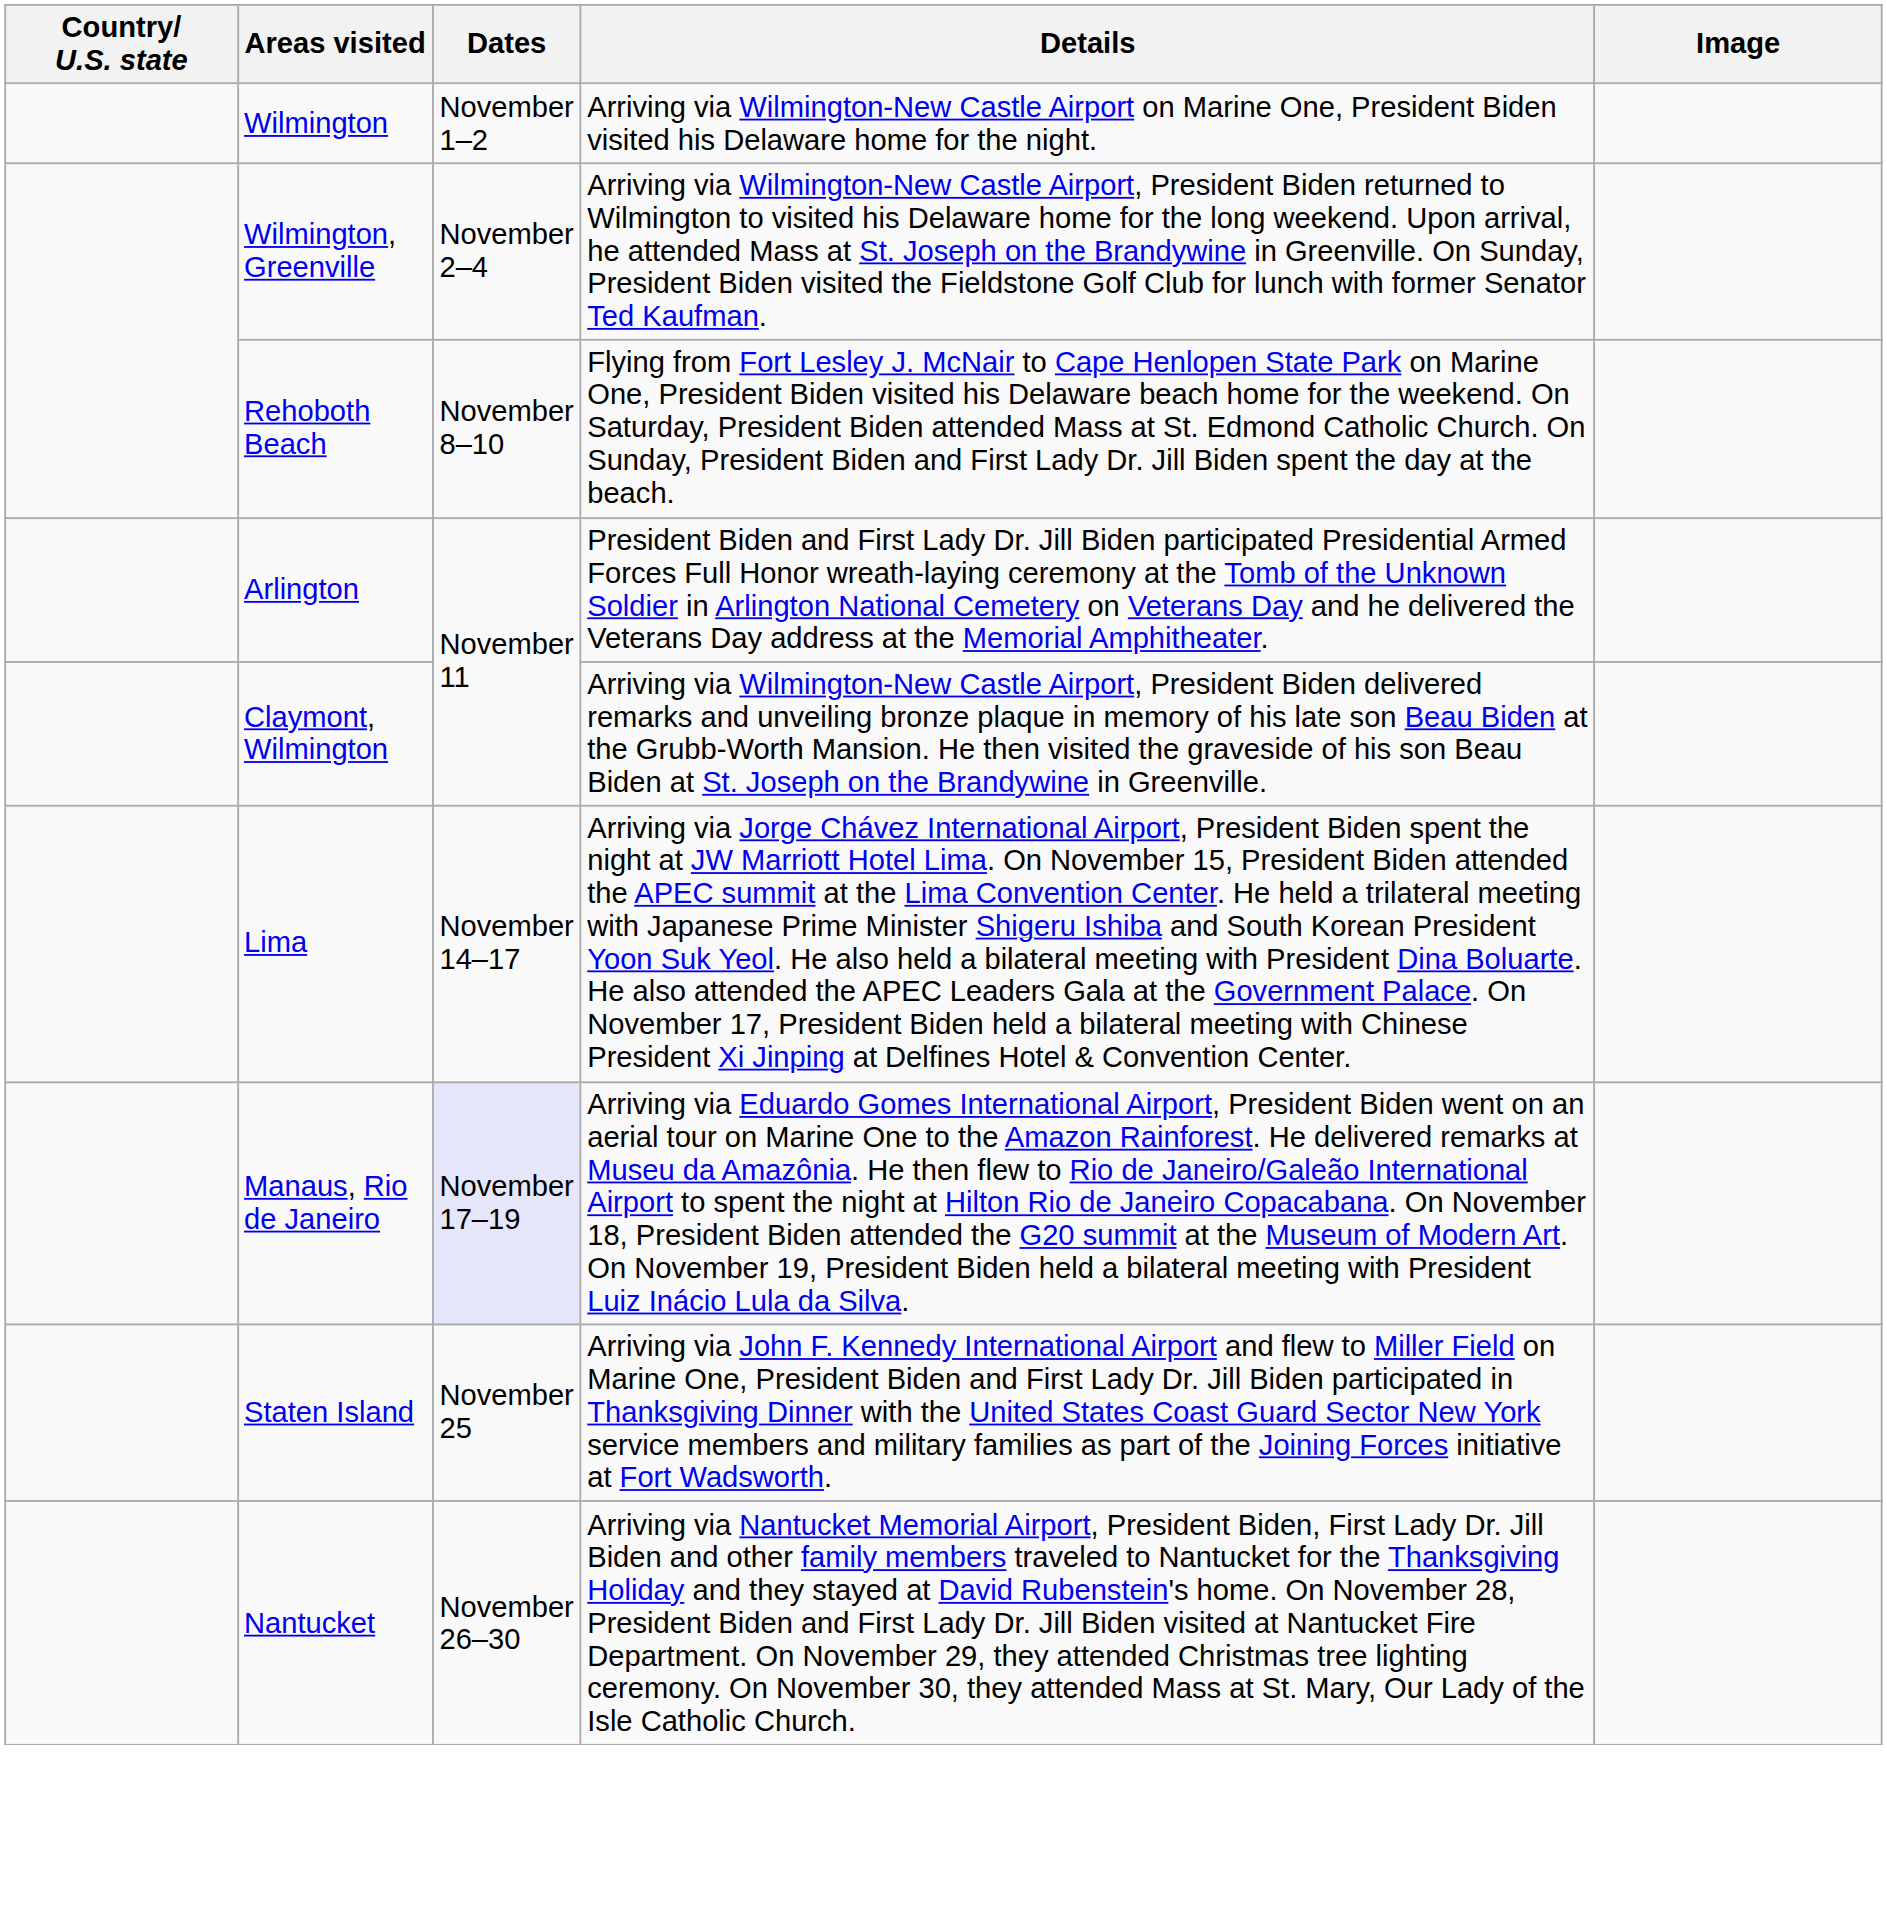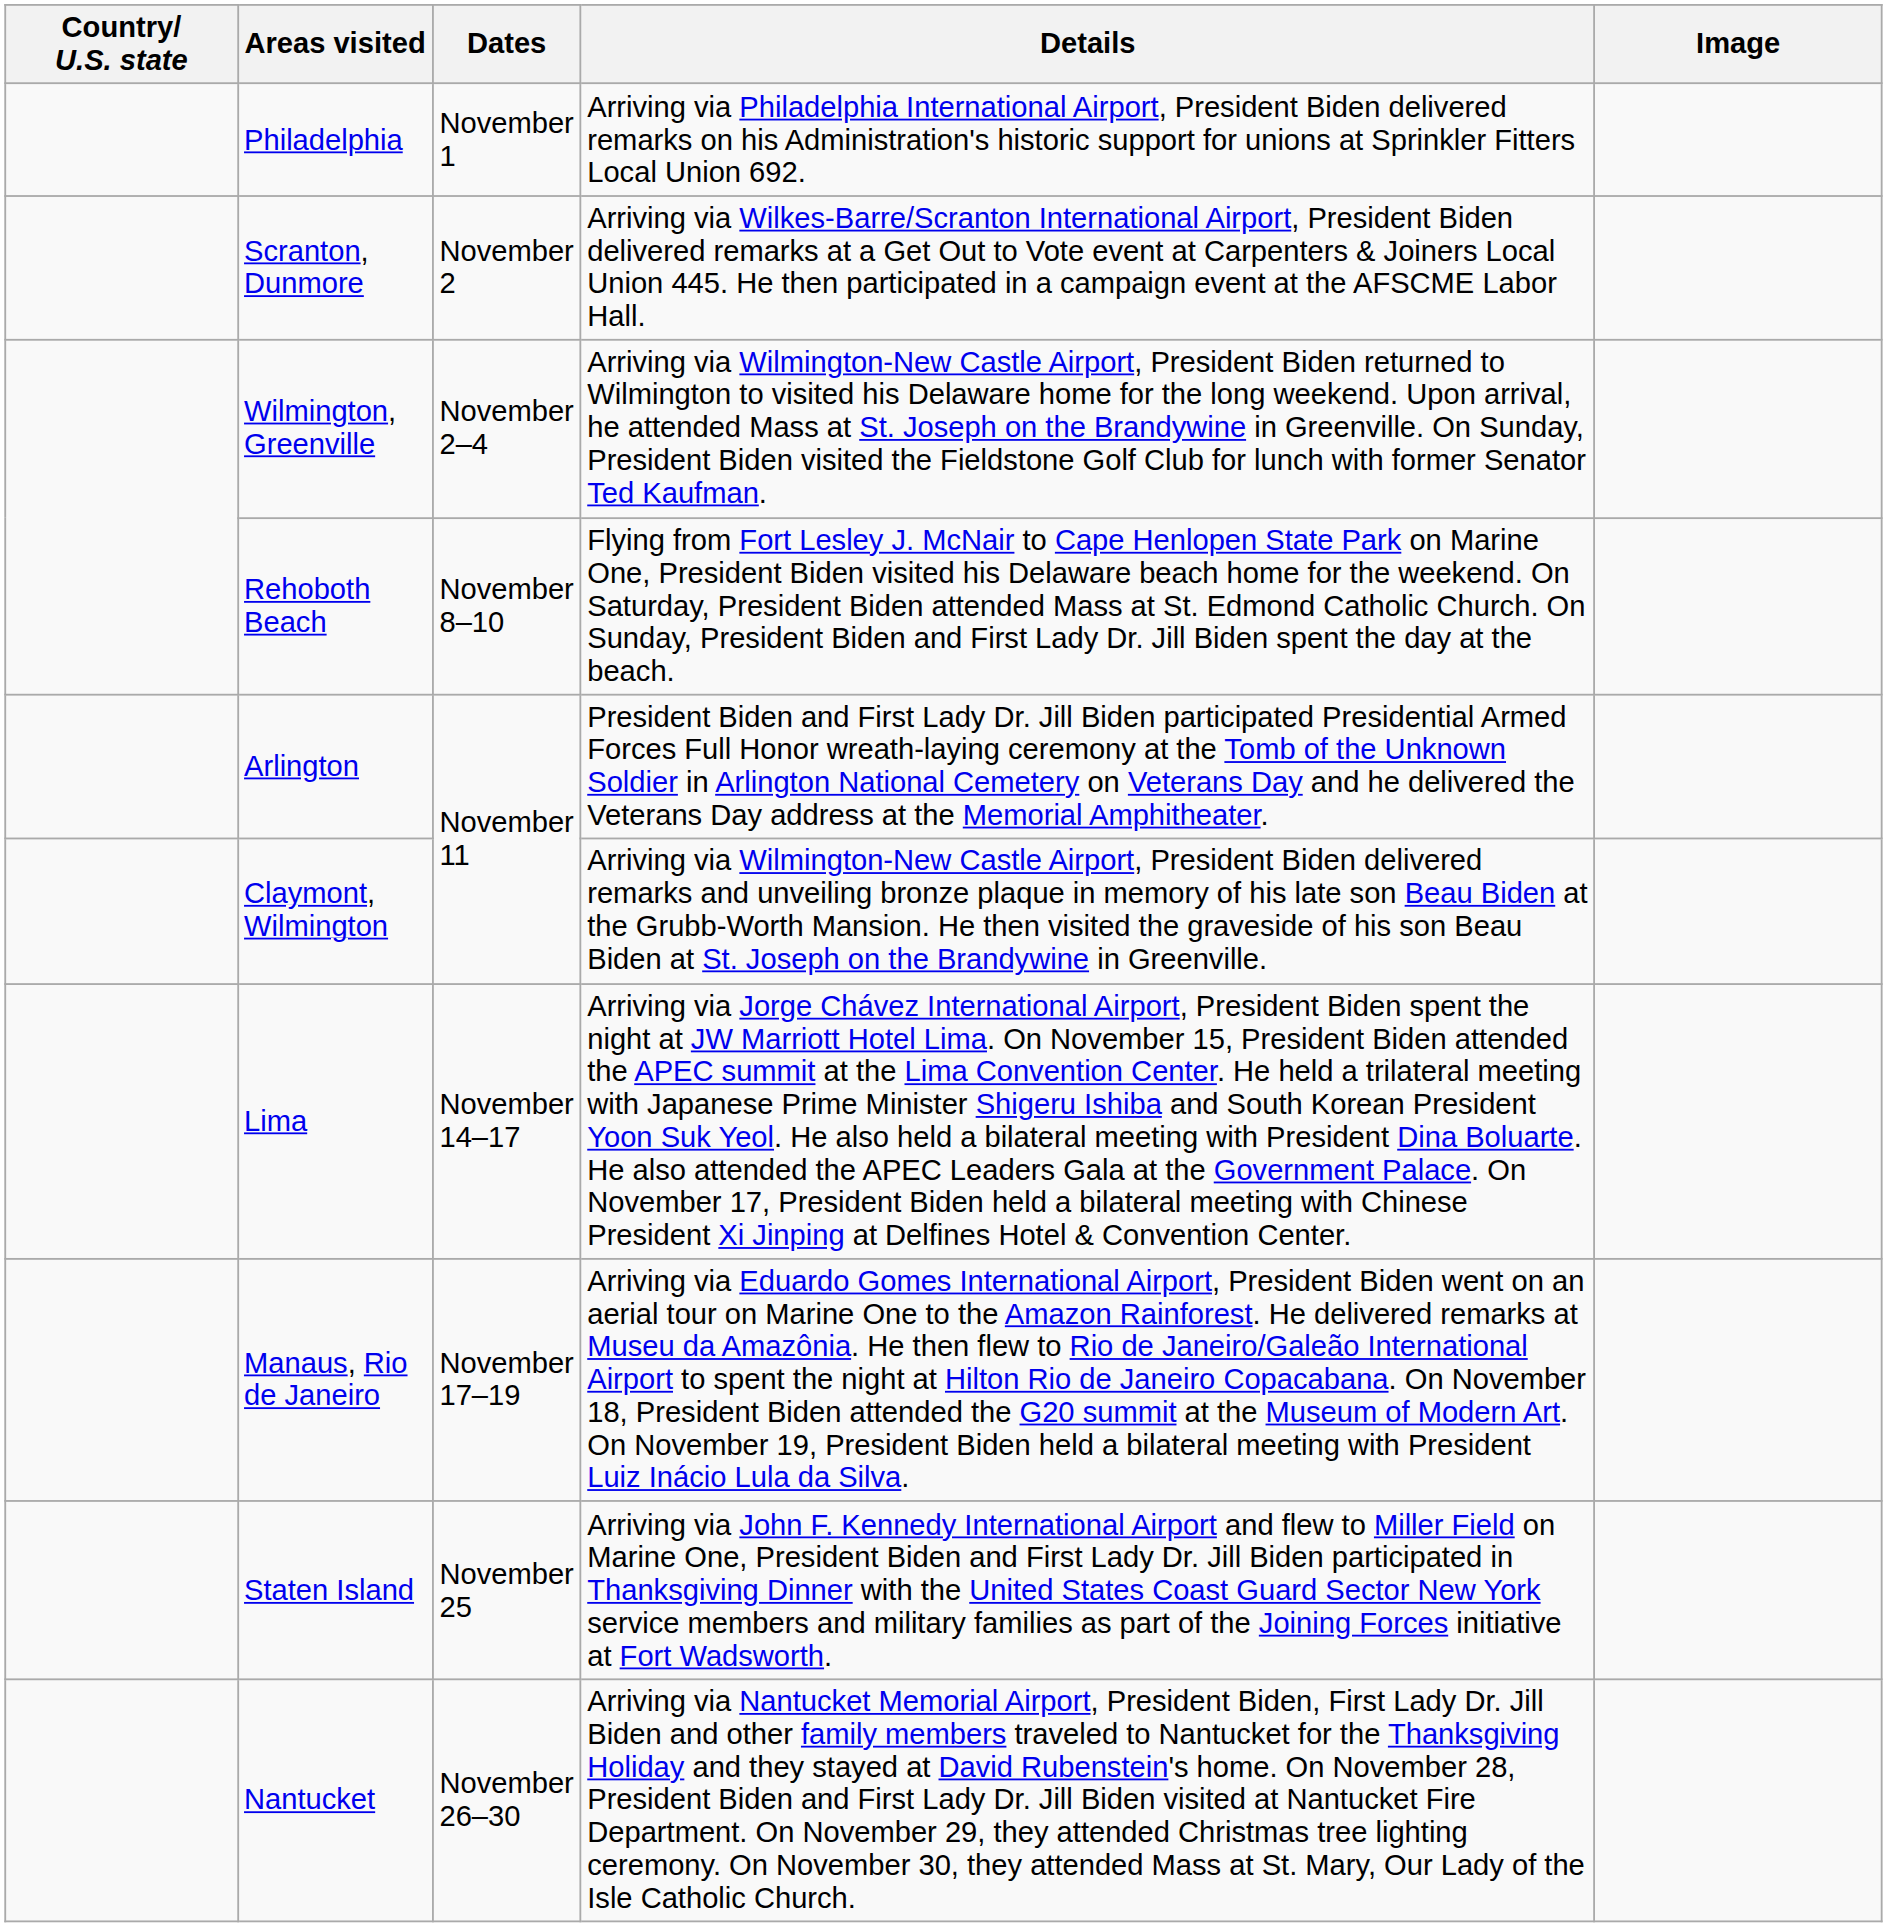+ row: (323, 139)
- row: (316, 122)
+ row: (306, 267)
(507, 1202) lavender background -> (507, 1379) no background
